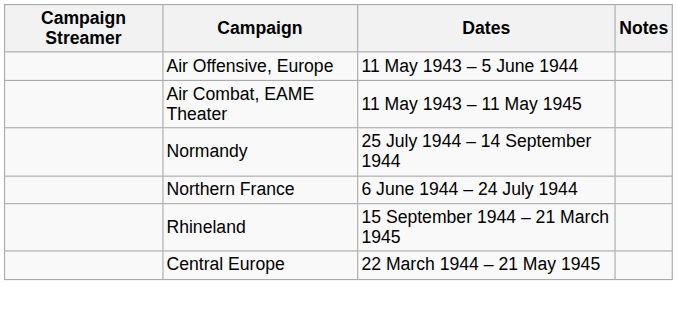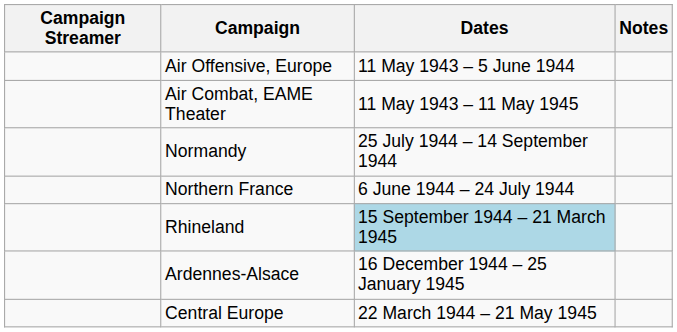(485, 227) no background -> (482, 227) lightblue background
+ row: (232, 275)
